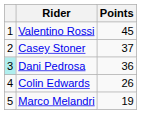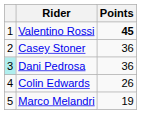(128, 31) normal -> (128, 31) bold
(128, 48) 37 -> (128, 48) 36
